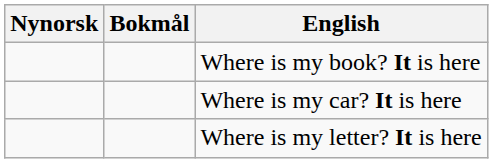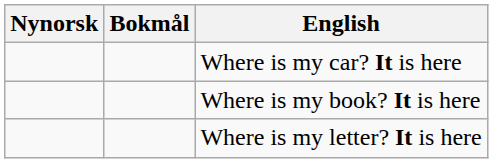rows swapped: (340, 61) <-> (331, 99)
